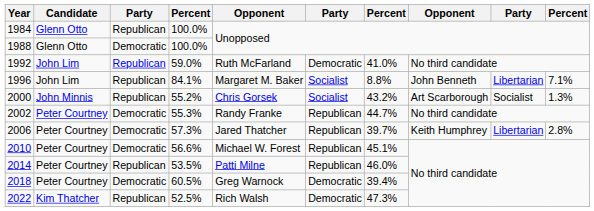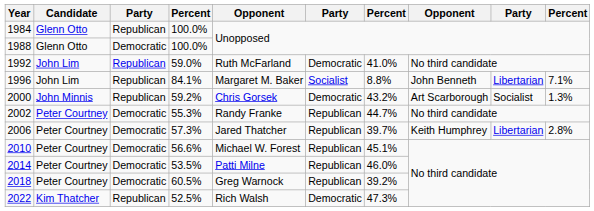(186, 97) 55.2% -> (186, 97) 59.2%
(328, 97) Socialist -> (335, 97) Democratic
(139, 164) Republican -> (139, 164) Democratic
(335, 181) Democratic -> (335, 181) Republican
(382, 181) 39.4% -> (382, 181) 39.2%
